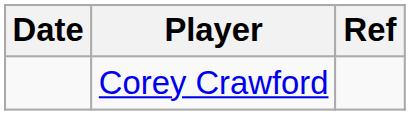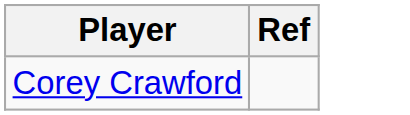- column: (48, 30)
